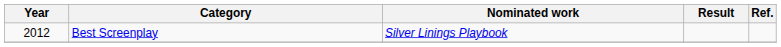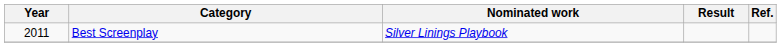(37, 32) 2012 -> (37, 32) 2011
